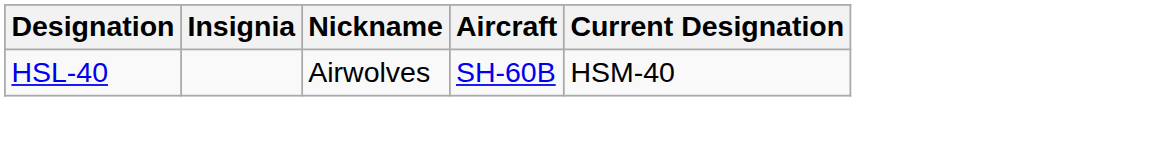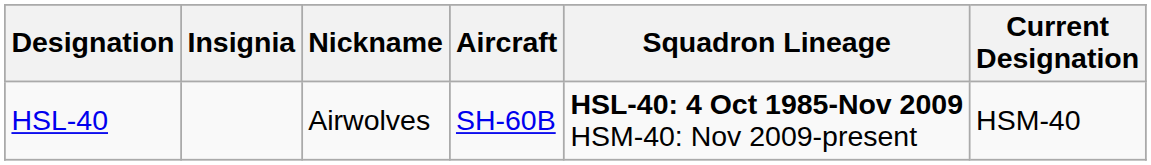+ column: (767, 43)
